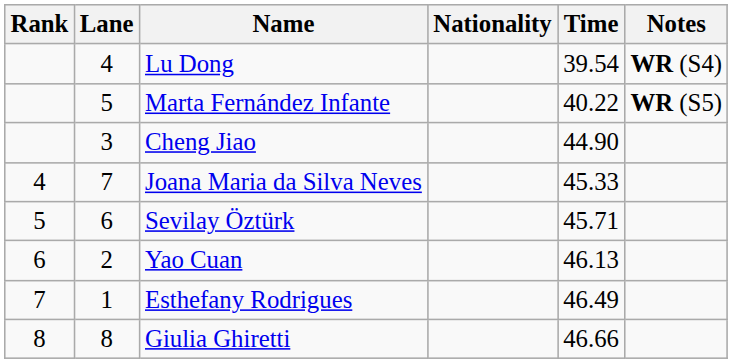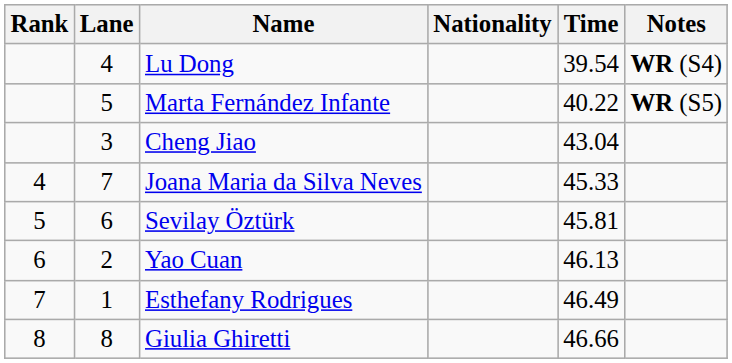(591, 142) 44.90 -> (591, 142) 43.04
(591, 220) 45.71 -> (591, 220) 45.81
